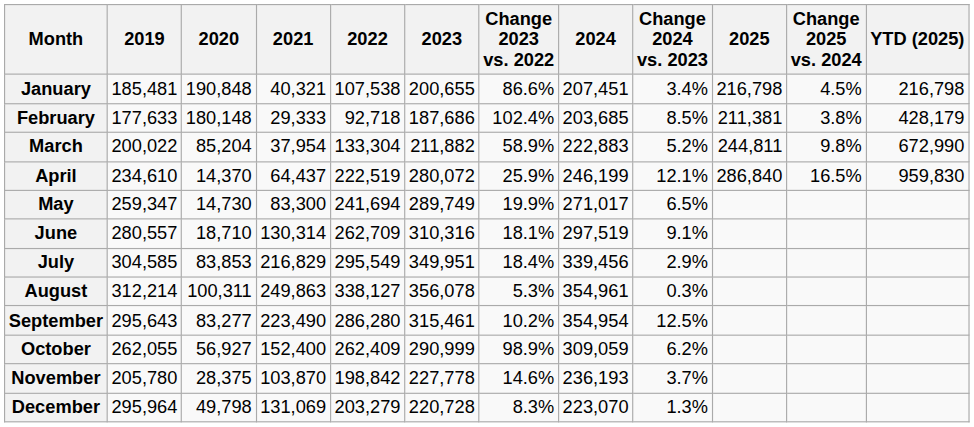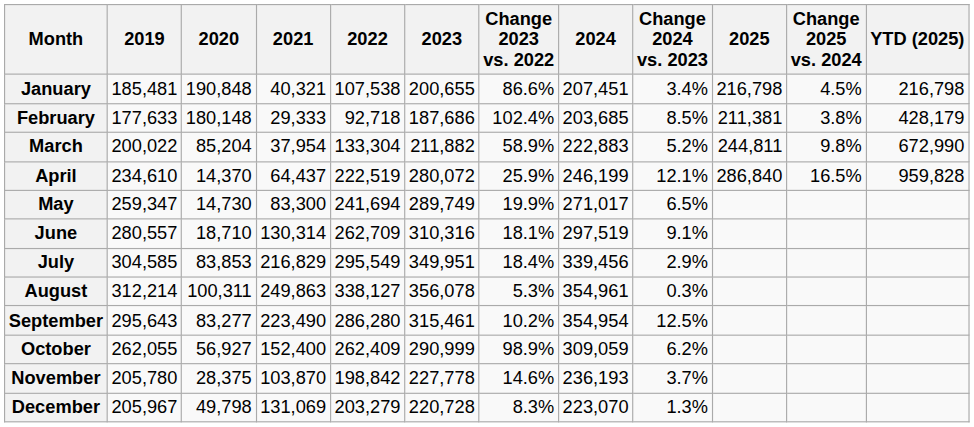(931, 175) 959,830 -> (931, 175) 959,828
(144, 407) 295,964 -> (144, 407) 205,967
